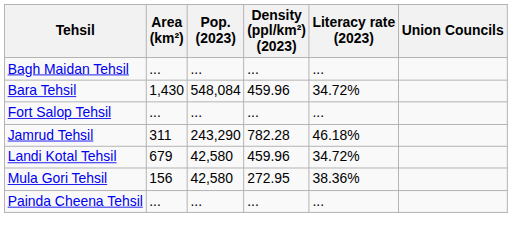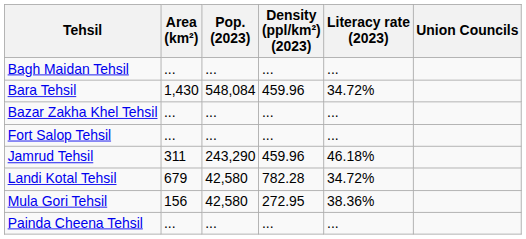+ row: (83, 113)
(269, 135) 782.28 -> (283, 157) 459.96
(269, 157) 459.96 -> (283, 179) 782.28
